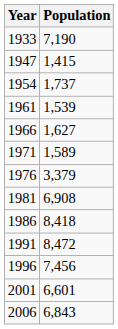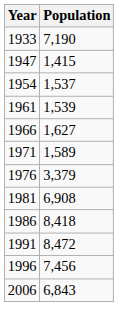(59, 84) 1,737 -> (59, 84) 1,537
- row: (22, 289)
